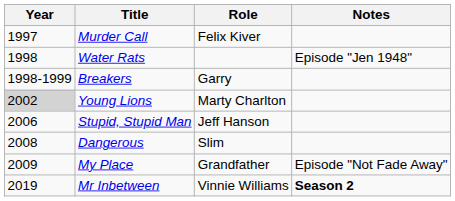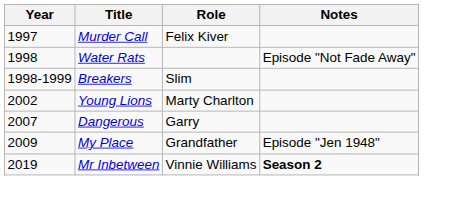(353, 57) Episode "Jen 1948" -> (339, 57) Episode "Not Fade Away"
(215, 79) Garry -> (179, 79) Slim
(22, 100) lightgrey background -> (22, 100) no background
- row: (135, 121)
(22, 143) 2008 -> (22, 121) 2007
(211, 143) Slim -> (182, 121) Garry
(371, 164) Episode "Not Fade Away" -> (321, 143) Episode "Jen 1948"
